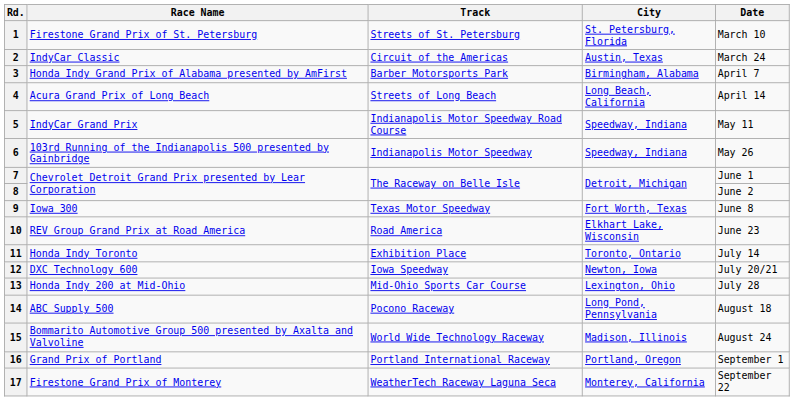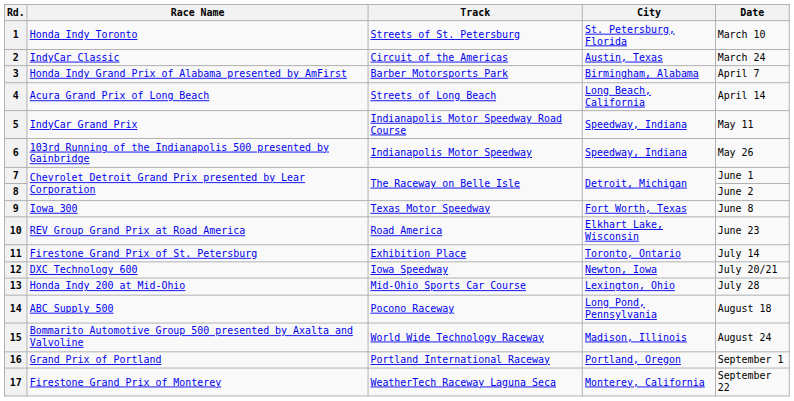(143, 35) Firestone Grand Prix of St. Petersburg -> (84, 35) Honda Indy Toronto
(84, 254) Honda Indy Toronto -> (143, 254) Firestone Grand Prix of St. Petersburg
